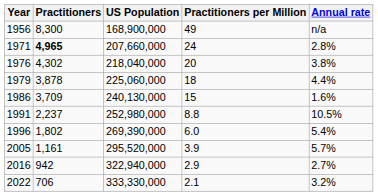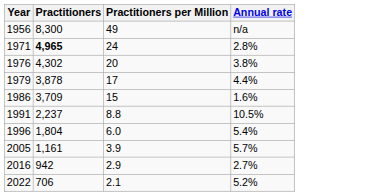- column: (143, 13)
(190, 81) 18 -> (112, 81) 17
(49, 132) 1,802 -> (49, 132) 1,804
(324, 183) 3.2% -> (245, 183) 5.2%
